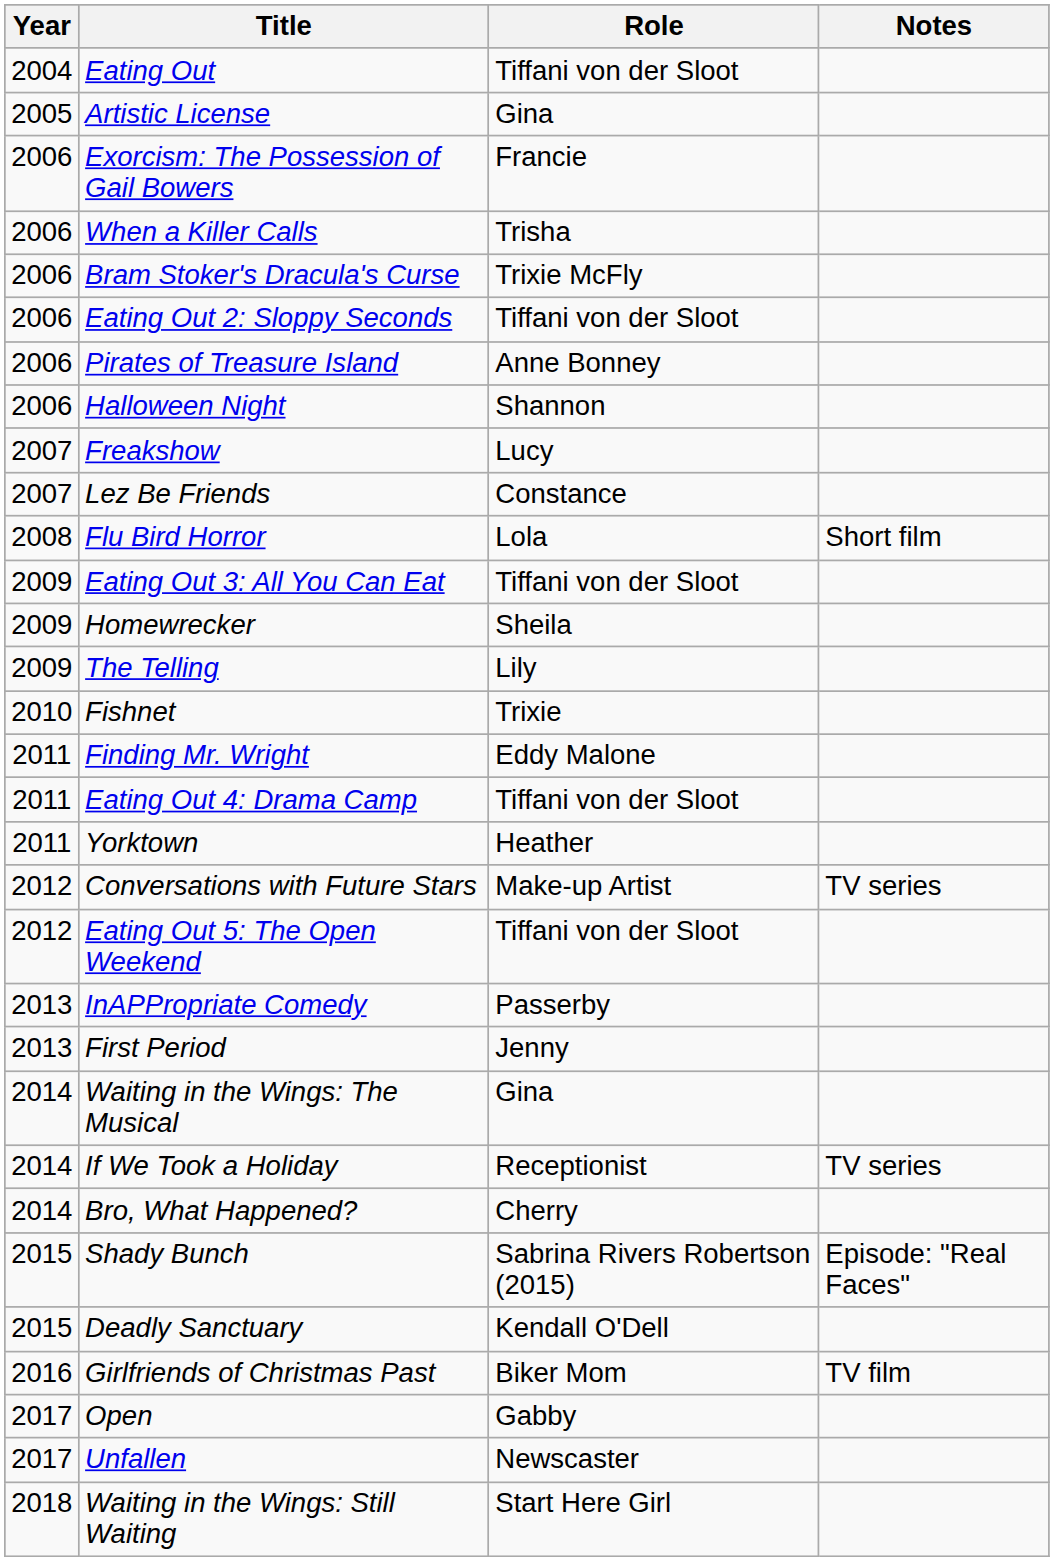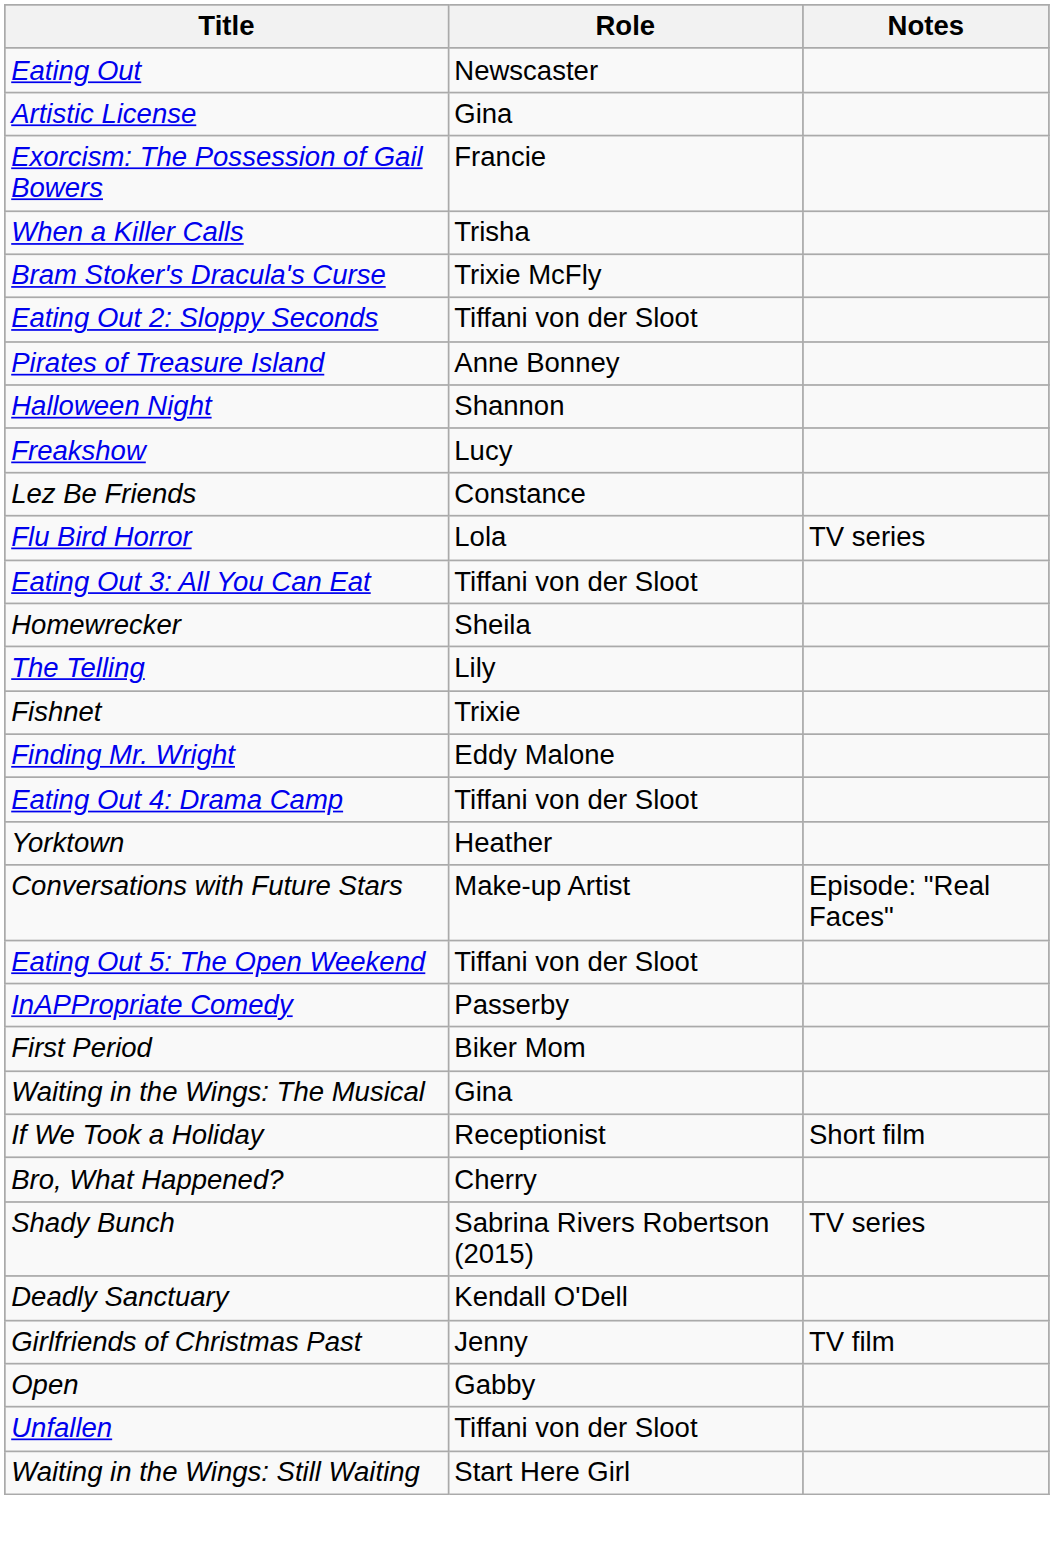- column: (42, 26)
(617, 69) Tiffani von der Sloot -> (526, 69) Newscaster
(883, 537) Short film -> (867, 537) TV series
(883, 886) TV series -> (900, 902) Episode: "Real Faces"
(532, 1048) Jenny -> (520, 1048) Biker Mom
(883, 1166) TV series -> (867, 1135) Short film
(916, 1269) Episode: "Real Faces" -> (867, 1223) TV series
(561, 1372) Biker Mom -> (491, 1341) Jenny
(567, 1459) Newscaster -> (576, 1428) Tiffani von der Sloot
